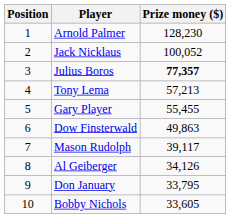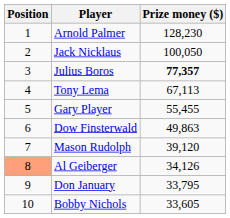(183, 52) 100,052 -> (183, 52) 100,050
(183, 90) 57,213 -> (183, 90) 67,113
(183, 147) 39,117 -> (183, 147) 39,120
(28, 166) no background -> (28, 166) lightsalmon background
